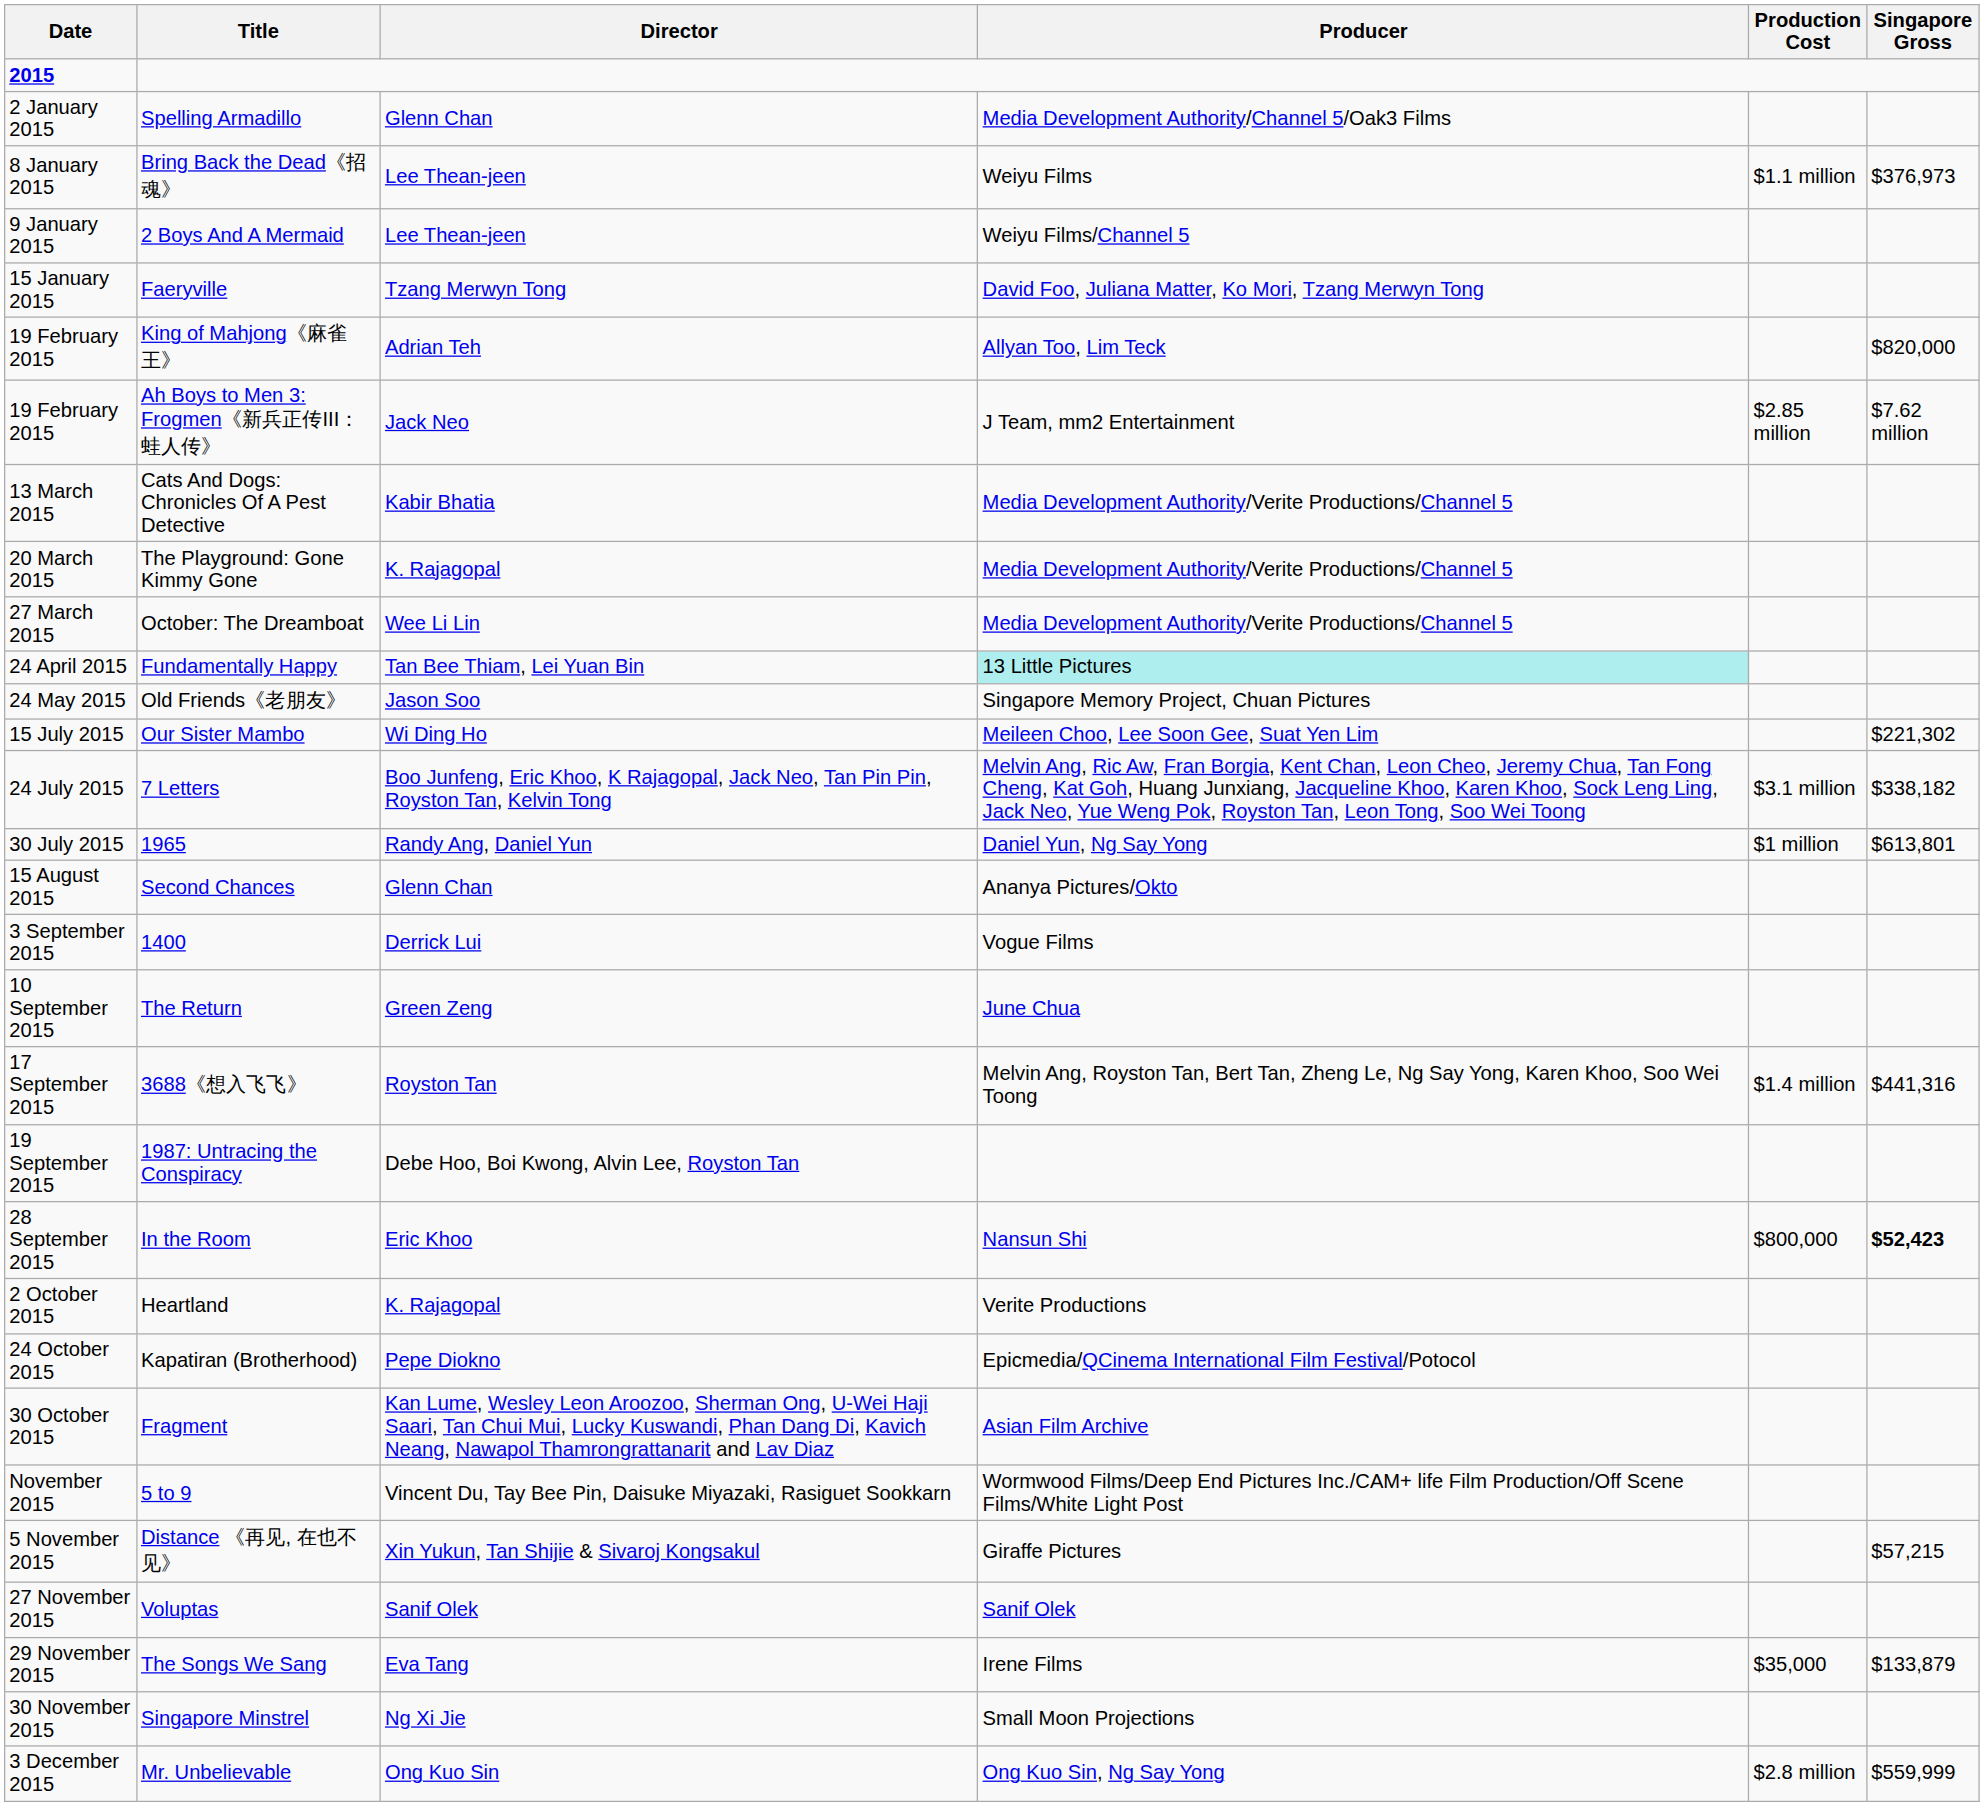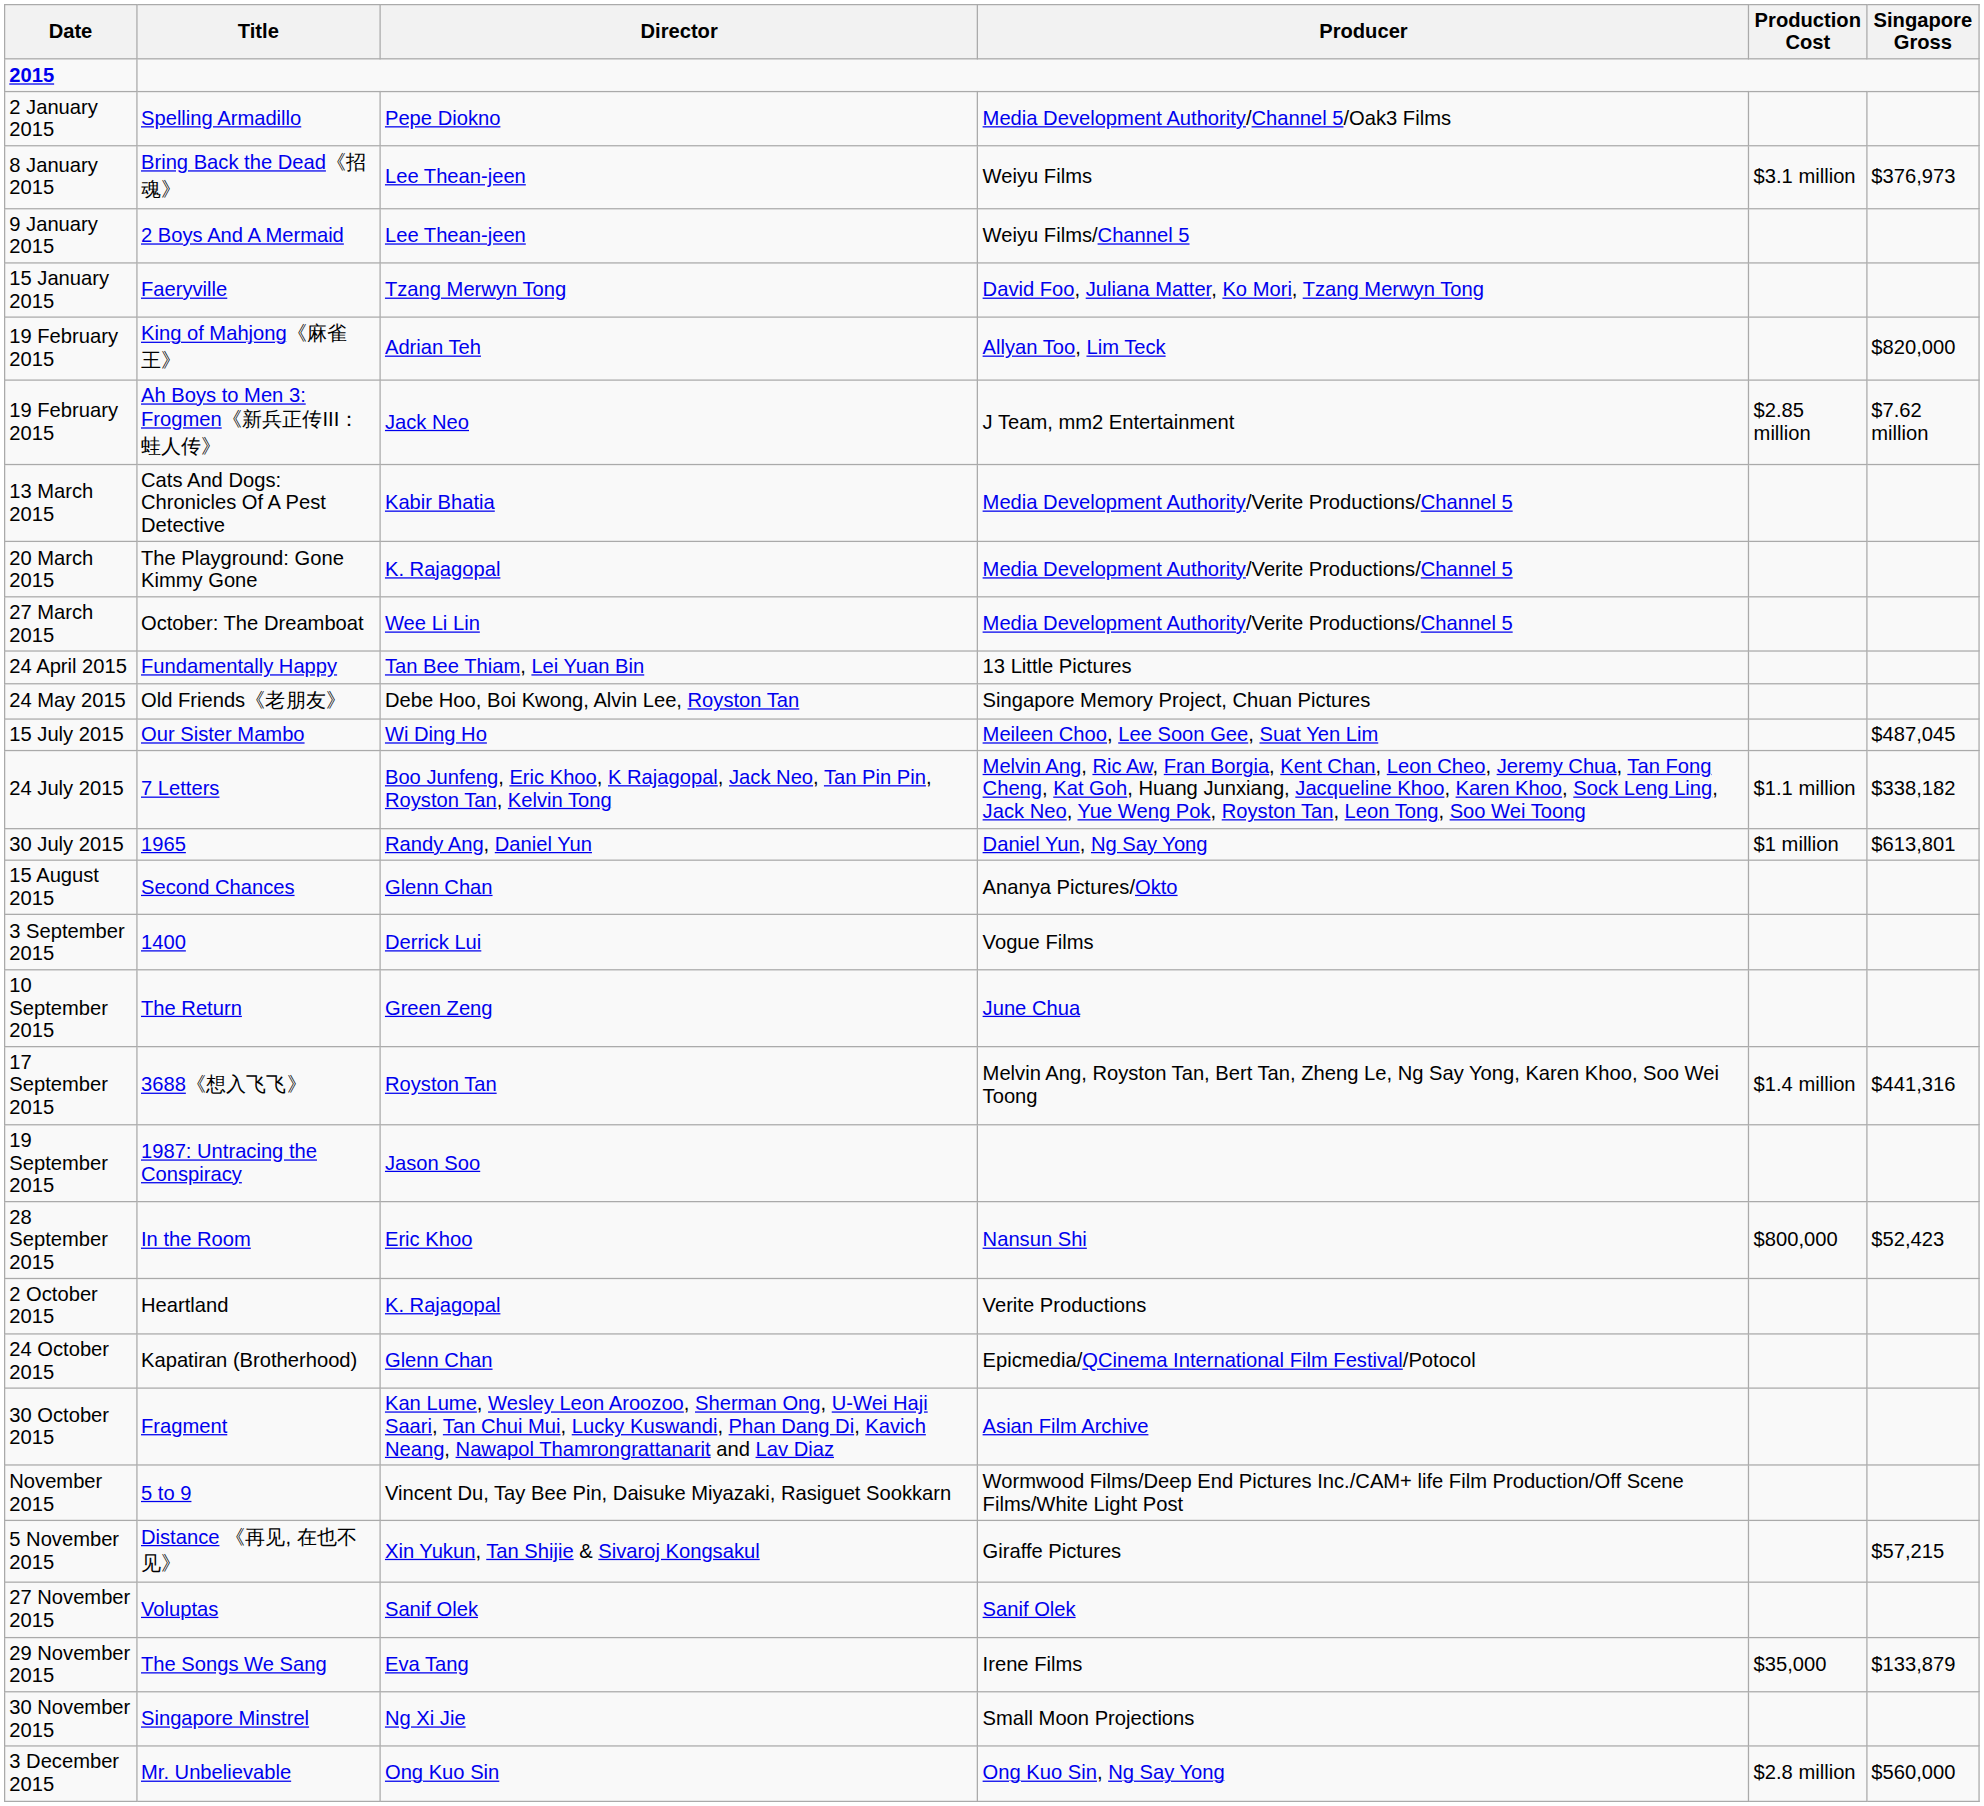(439, 118) Glenn Chan -> (443, 118) Pepe Diokno
(1805, 176) $1.1 million -> (1805, 176) $3.1 million
(1057, 667) paleturquoise background -> (1057, 667) no background
(433, 700) Jason Soo -> (592, 700) Debe Hoo, Boi Kwong, Alvin Lee, Royston Tan
(1913, 734) $221,302 -> (1913, 734) $487,045
(1805, 789) $3.1 million -> (1805, 789) $1.1 million
(592, 1162) Debe Hoo, Boi Kwong, Alvin Lee, Royston Tan -> (433, 1162) Jason Soo
(1908, 1240) bold -> (1908, 1240) normal
(443, 1360) Pepe Diokno -> (439, 1360) Glenn Chan
(1913, 1773) $559,999 -> (1913, 1773) $560,000
